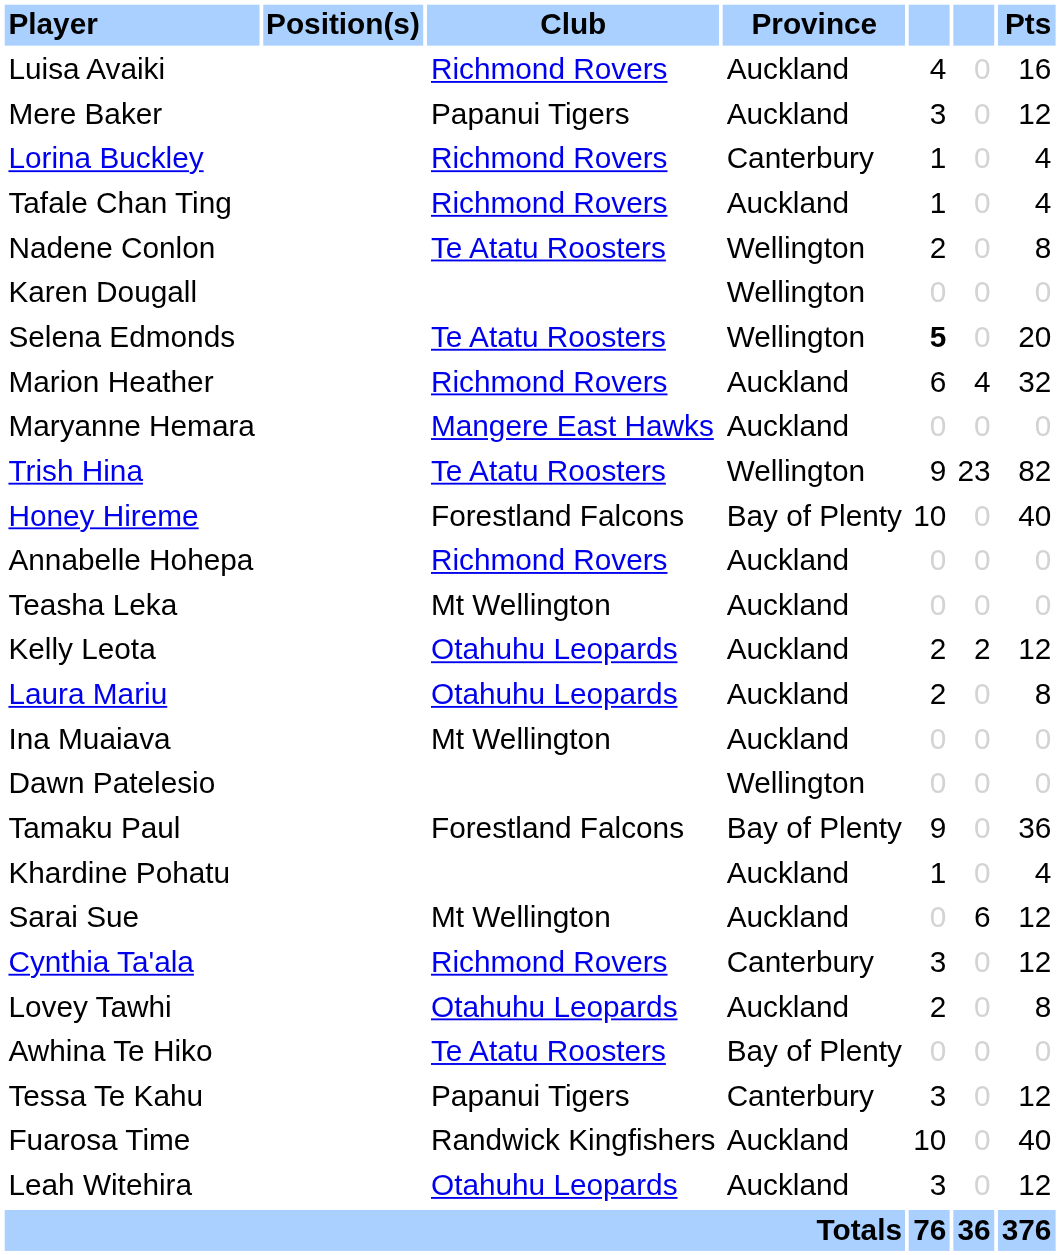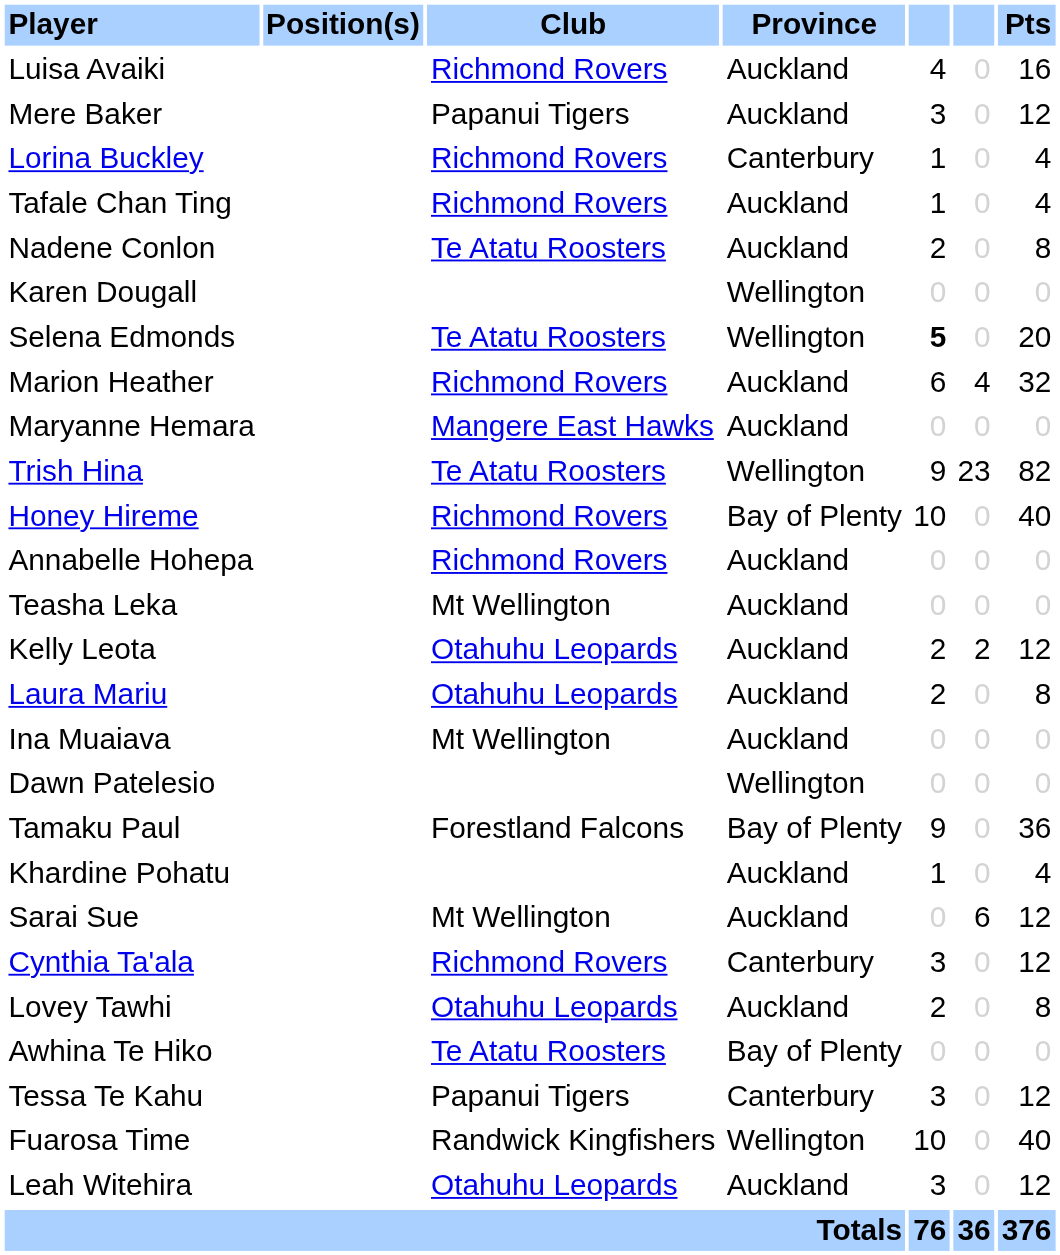(796, 247) Wellington -> (788, 247) Auckland
(558, 515) Forestland Falcons -> (549, 515) Richmond Rovers
(788, 1140) Auckland -> (796, 1140) Wellington
